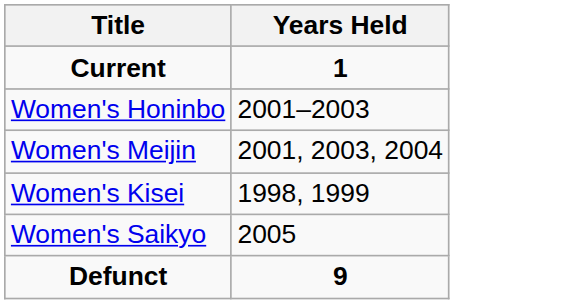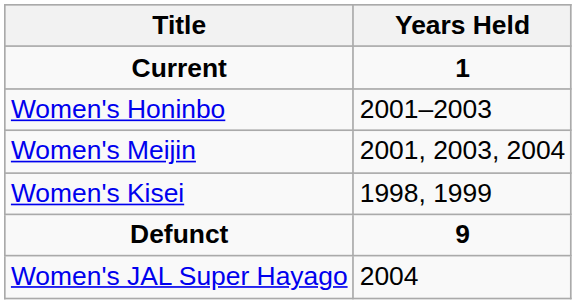- row: (109, 234)
+ row: (179, 276)
